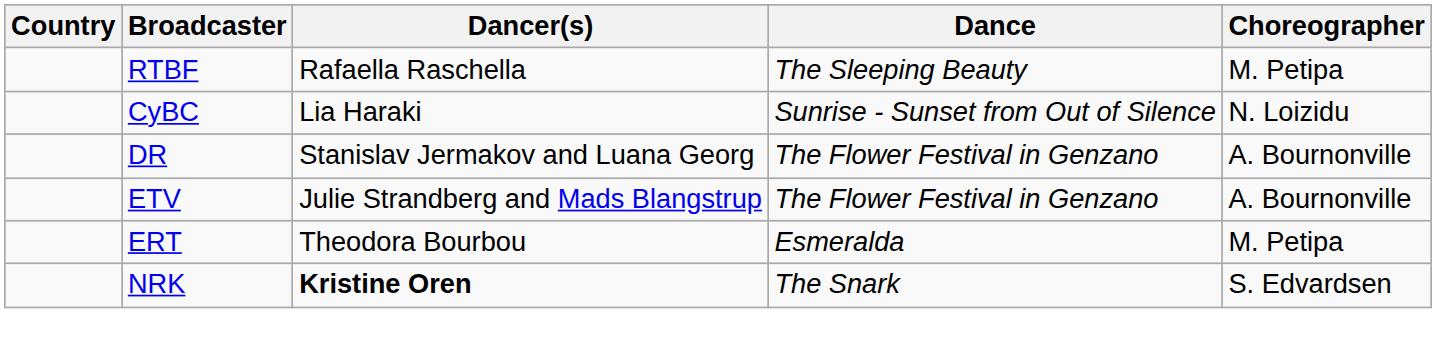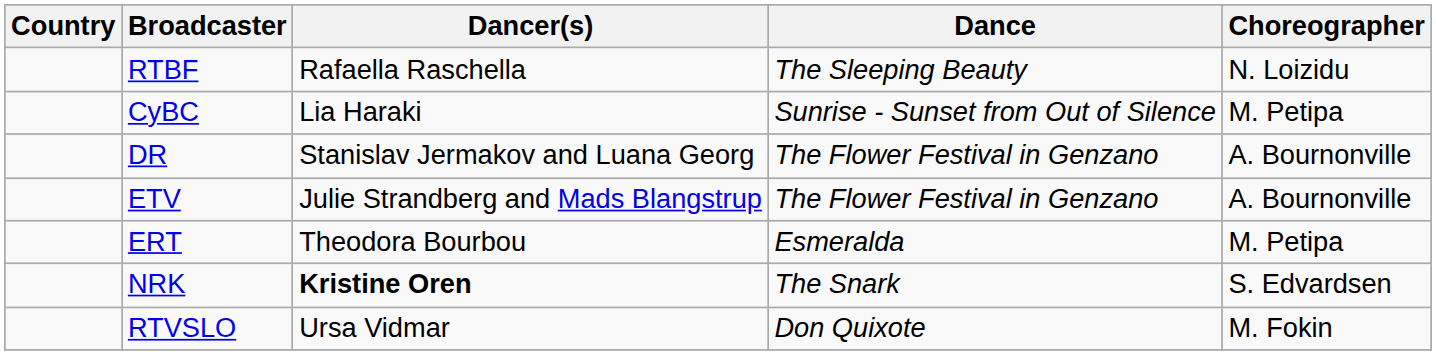(1286, 69) M. Petipa -> (1289, 69) N. Loizidu
(1289, 112) N. Loizidu -> (1286, 112) M. Petipa
+ row: (182, 328)
